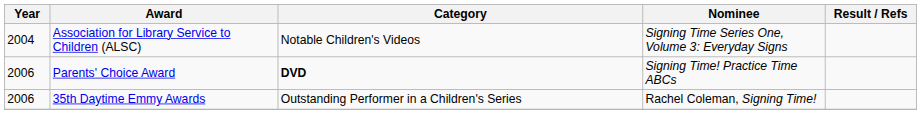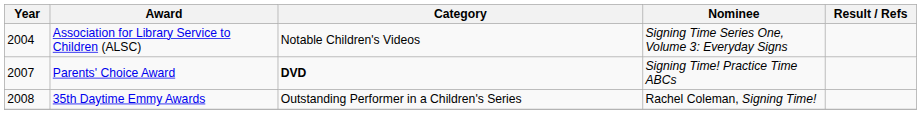(21, 73) 2006 -> (21, 73) 2007
(21, 99) 2006 -> (21, 99) 2008
